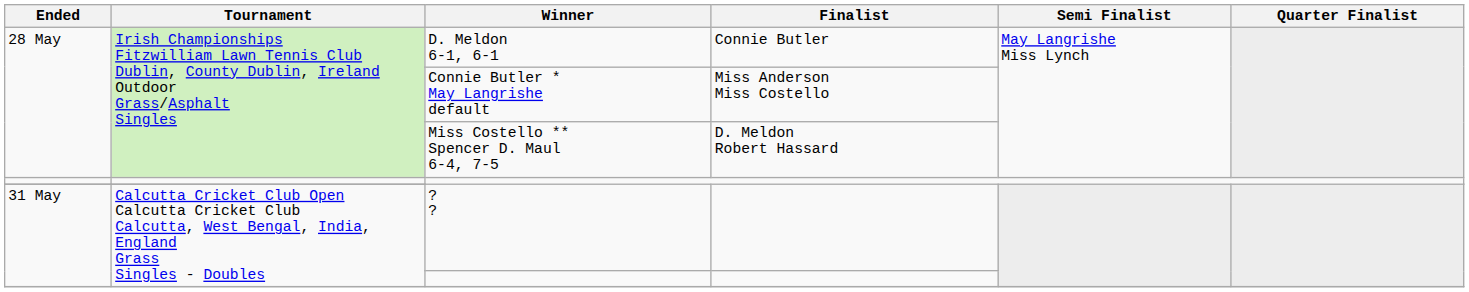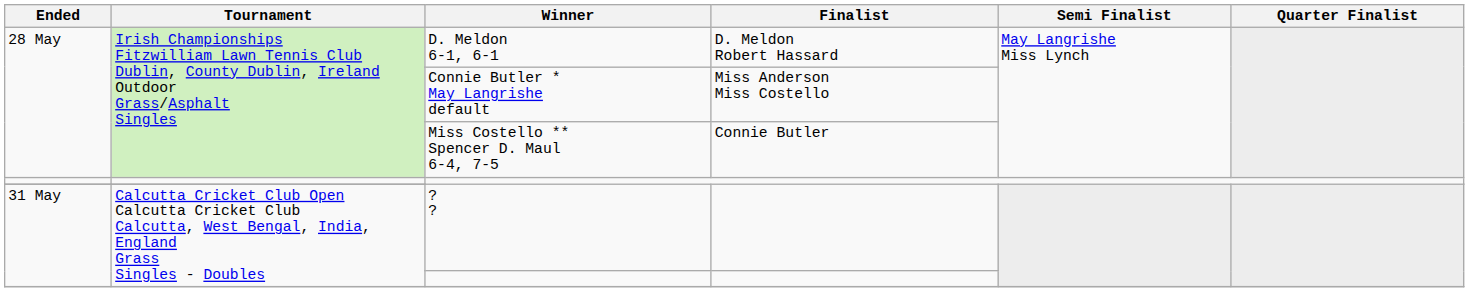(772, 39) Connie Butler -> (777, 47) D. Meldon Robert Hassard
(777, 142) D. Meldon Robert Hassard -> (772, 134) Connie Butler
